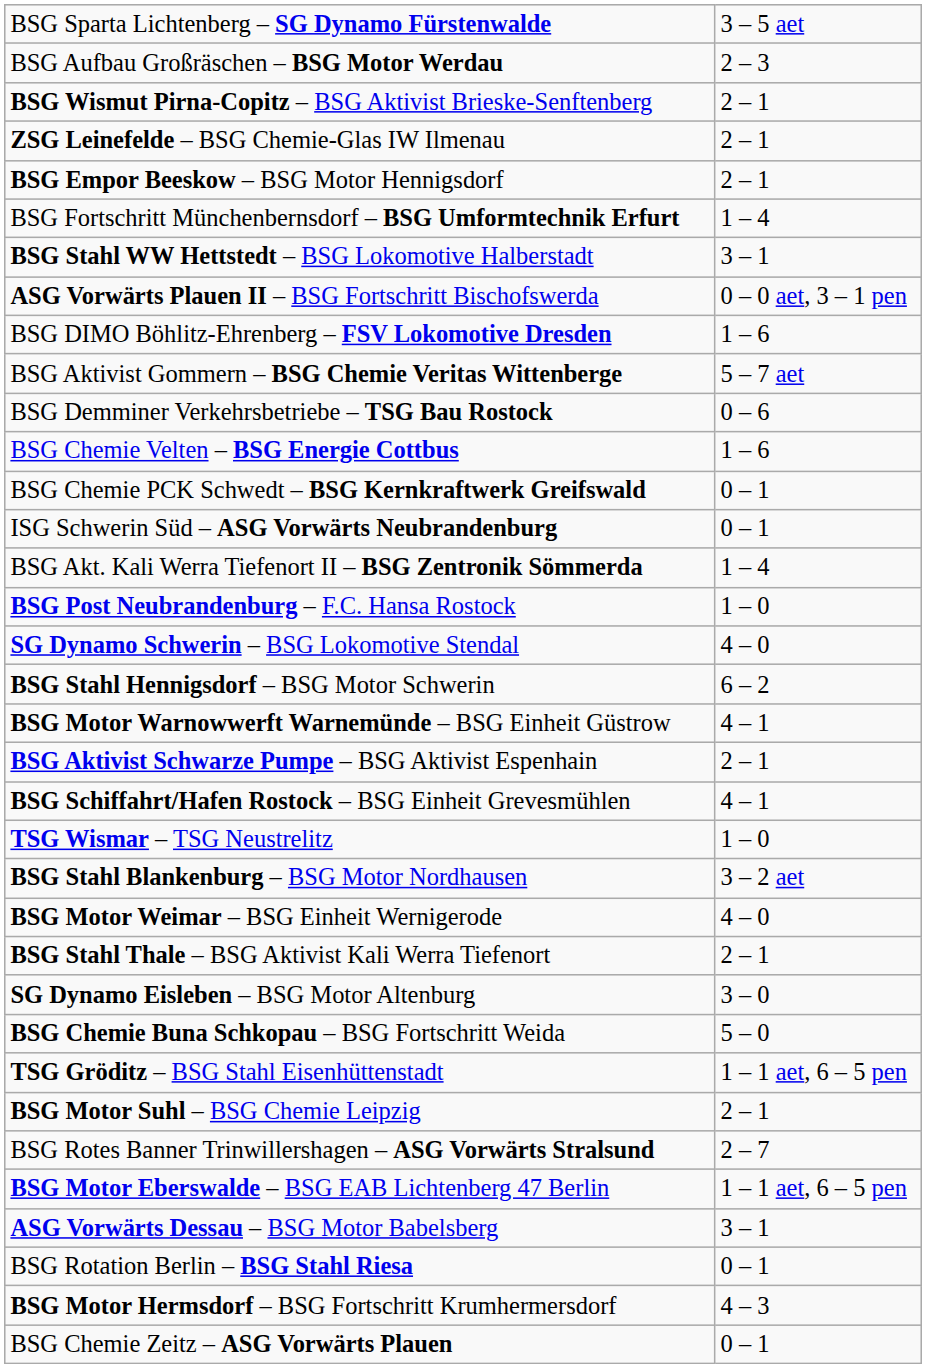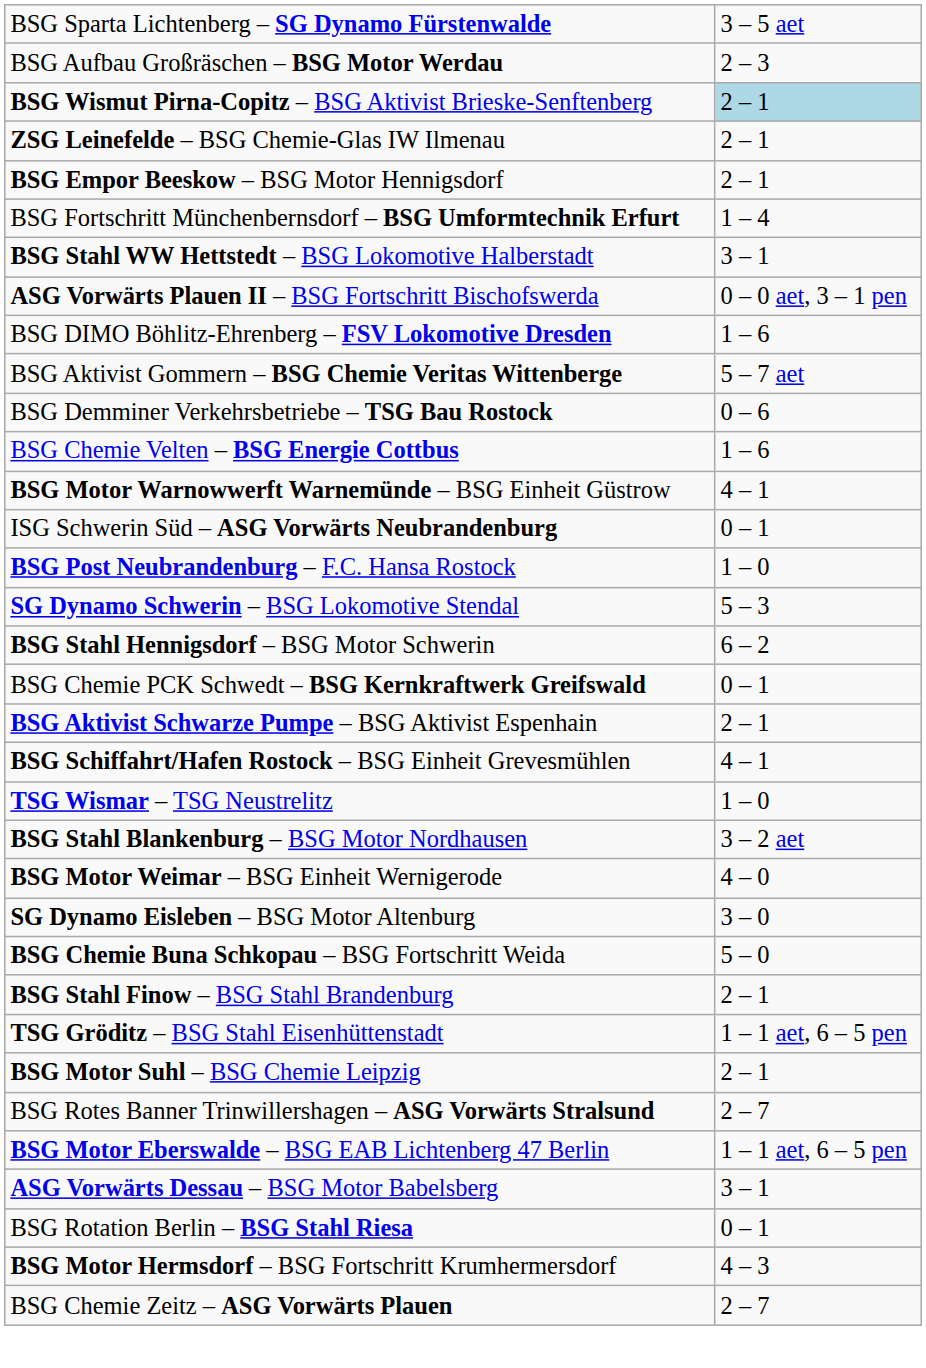(745, 101) no background -> (745, 101) lightblue background
rows swapped: (341, 722) <-> (328, 489)
- row: (327, 567)
(745, 645) 4 – 0 -> (745, 606) 5 – 3
- row: (280, 955)
+ row: (232, 994)
(745, 1343) 0 – 1 -> (745, 1305) 2 – 7
